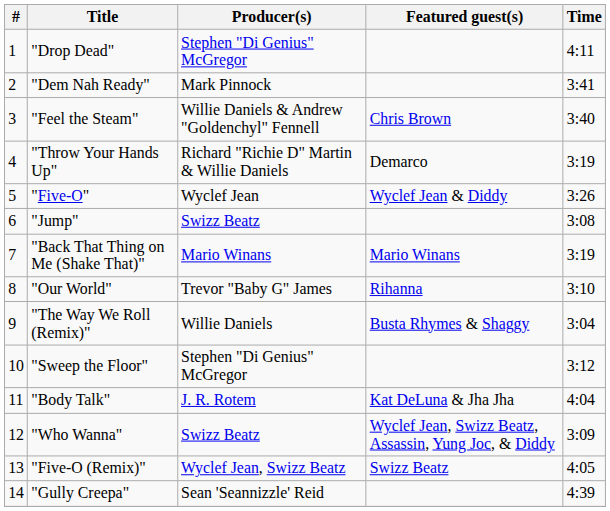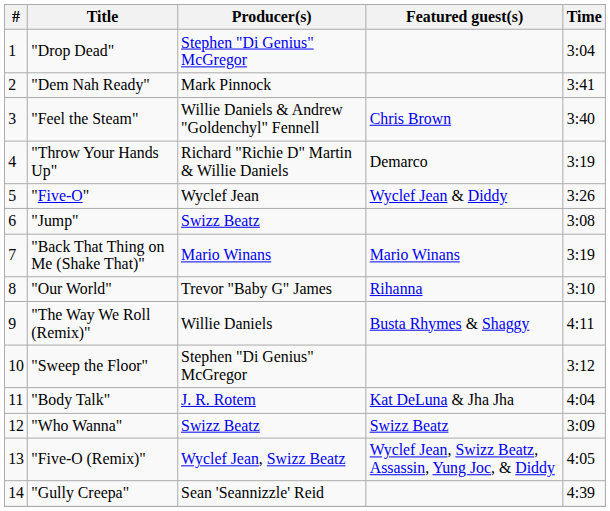(581, 51) 4:11 -> (581, 51) 3:04
(581, 323) 3:04 -> (581, 323) 4:11
(462, 434) Wyclef Jean, Swizz Beatz, Assassin, Yung Joc, & Diddy -> (409, 425) Swizz Beatz
(409, 468) Swizz Beatz -> (462, 459) Wyclef Jean, Swizz Beatz, Assassin, Yung Joc, & Diddy
